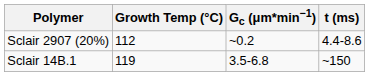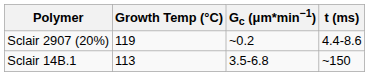(125, 40) 112 -> (125, 40) 119
(125, 61) 119 -> (125, 61) 113
